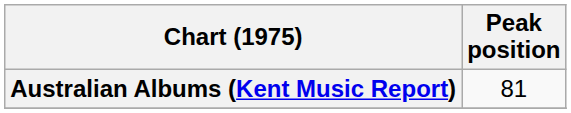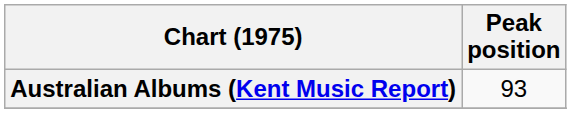(514, 88) 81 -> (514, 88) 93
